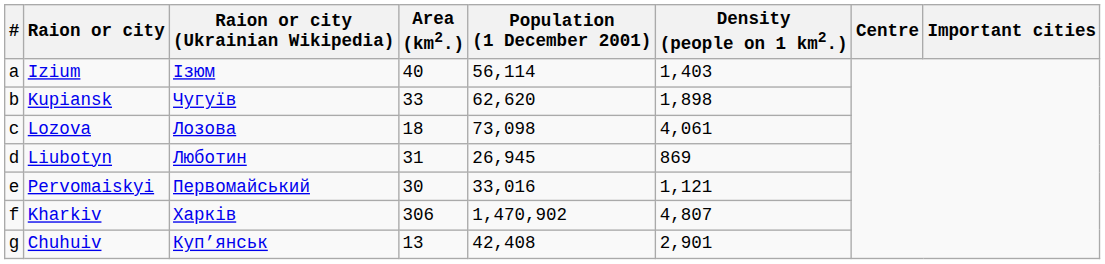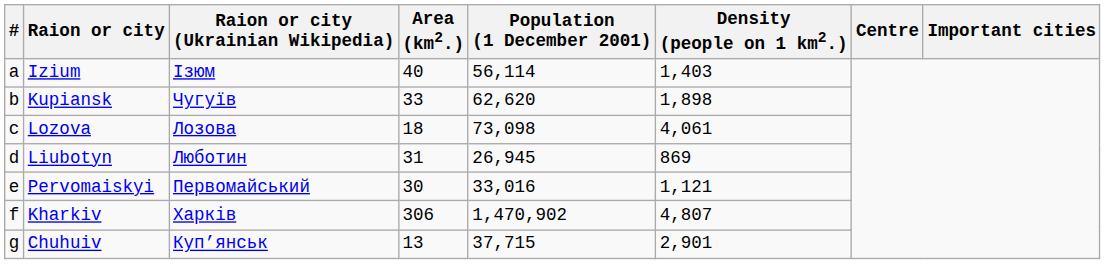(504, 244) 42,408 -> (504, 244) 37,715
